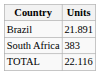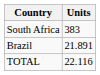rows swapped: (19, 29) <-> (33, 45)
